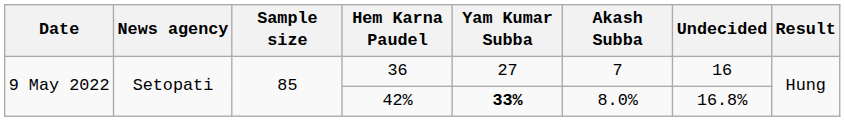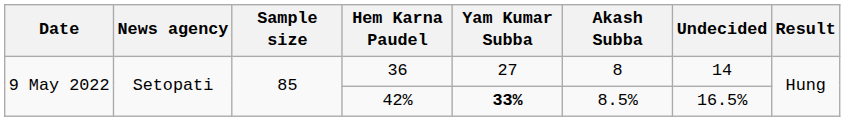(618, 72) 7 -> (618, 72) 8
(722, 72) 16 -> (722, 72) 14
(618, 101) 8.0% -> (618, 101) 8.5%
(722, 101) 16.8% -> (722, 101) 16.5%
